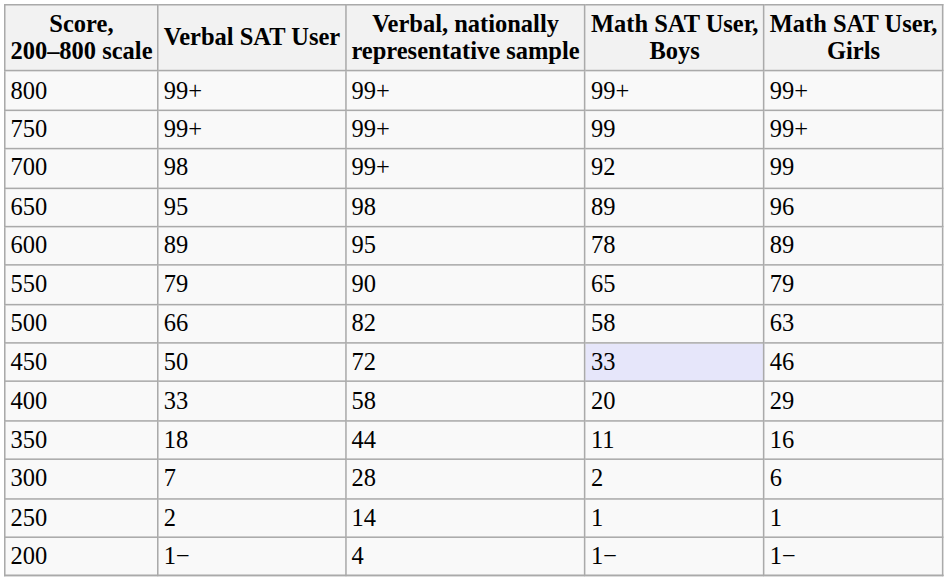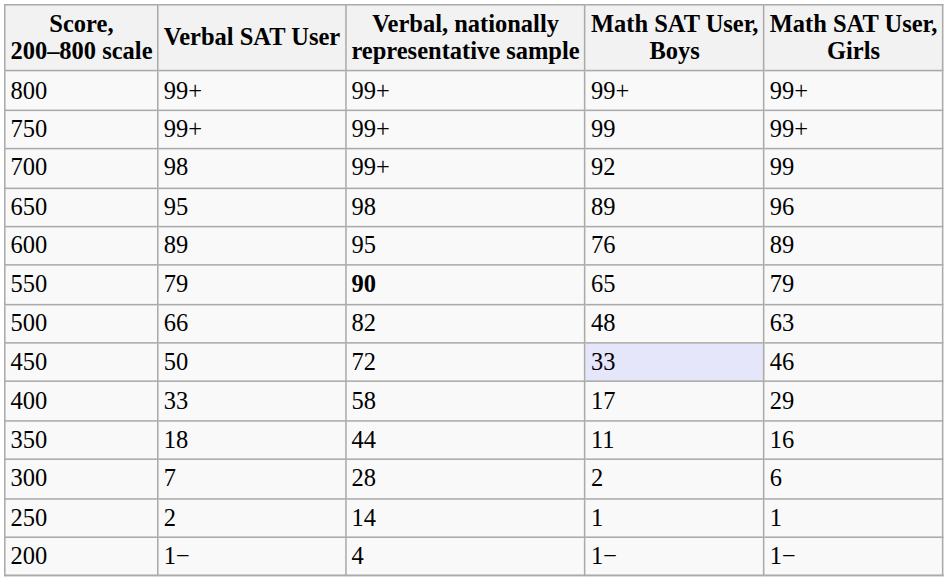(603, 245) 78 -> (603, 245) 76
(364, 284) normal -> (364, 284) bold
(603, 323) 58 -> (603, 323) 48
(603, 400) 20 -> (603, 400) 17
